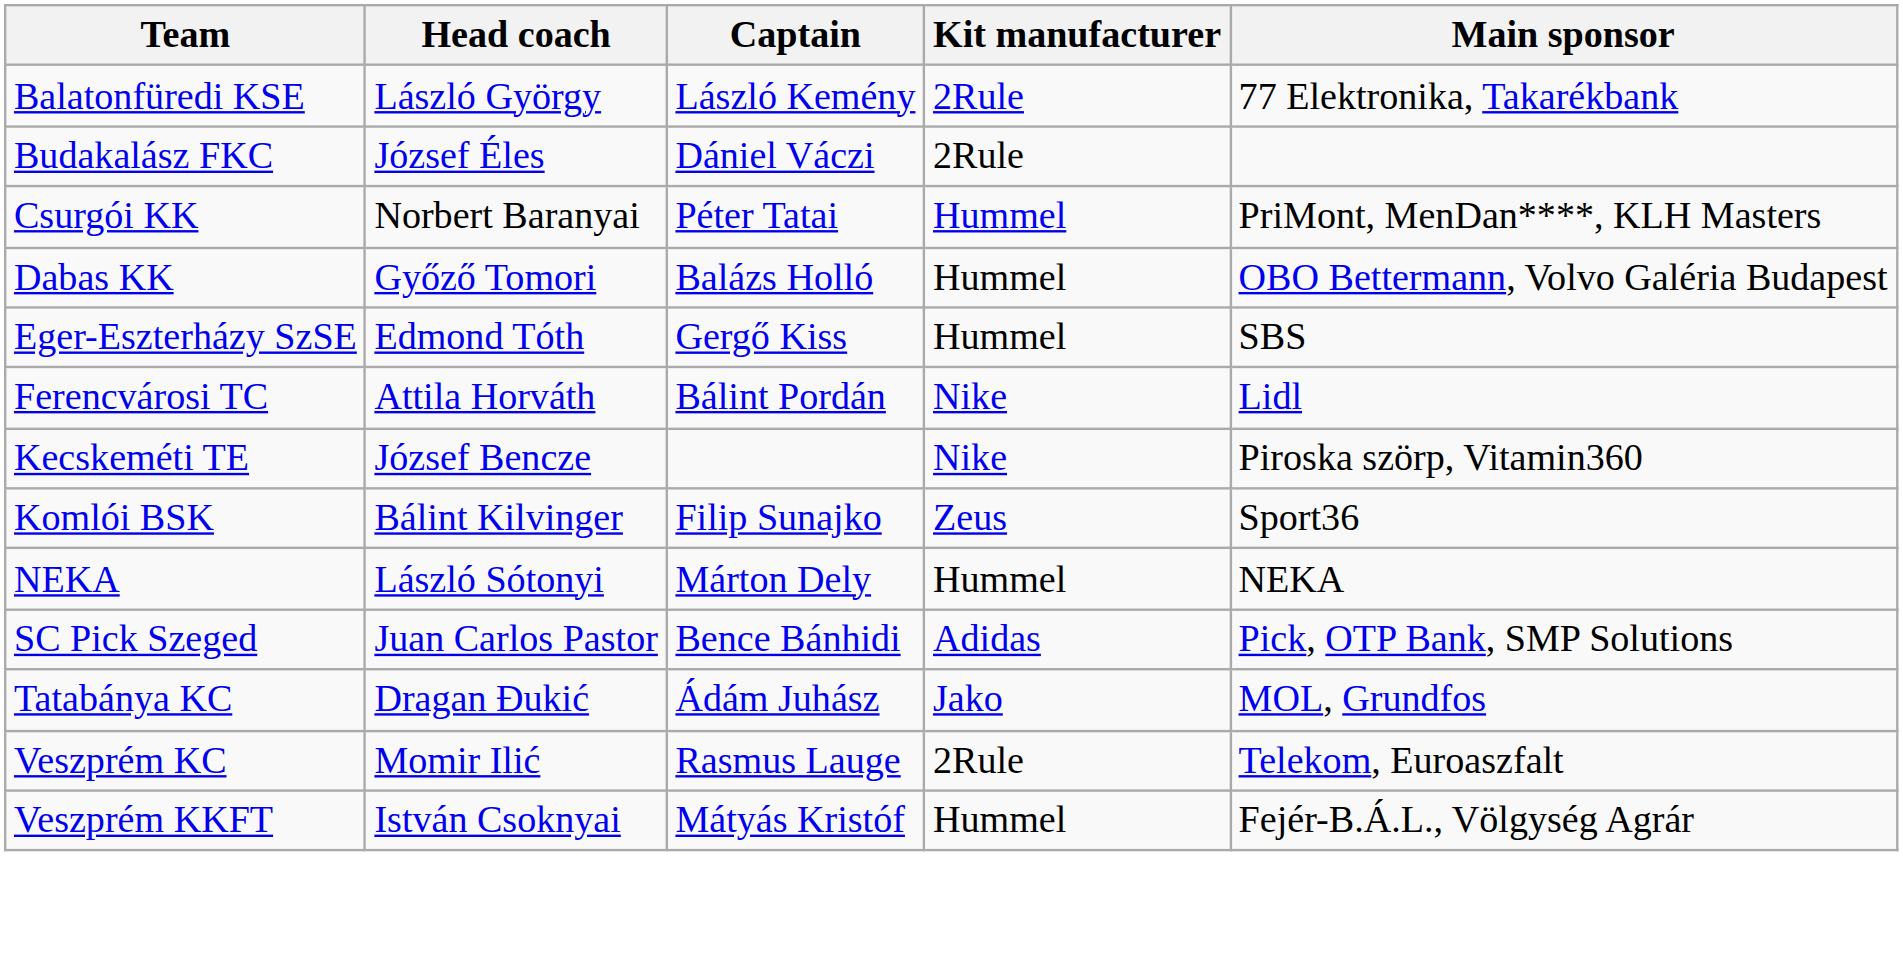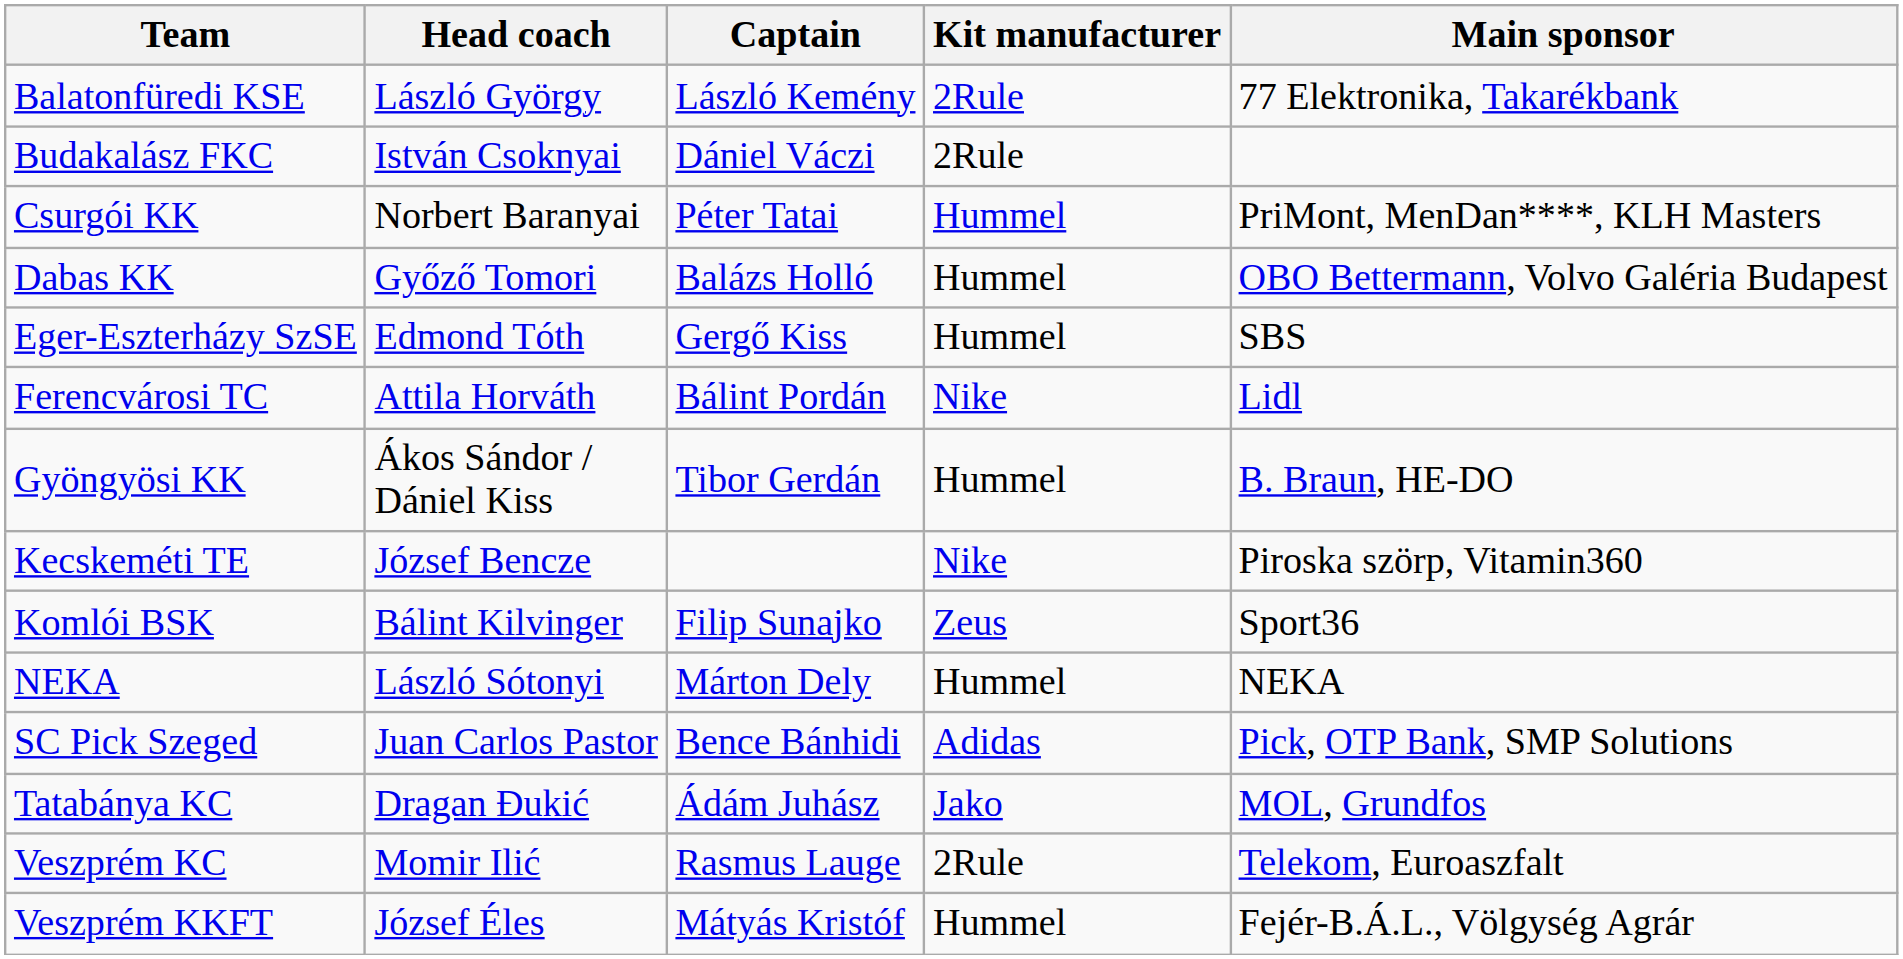(460, 155) József Éles -> (498, 155) István Csoknyai
+ row: (130, 478)
(498, 819) István Csoknyai -> (460, 923) József Éles
